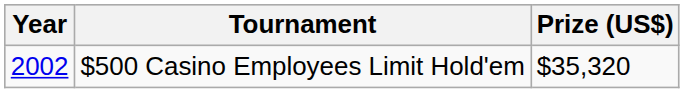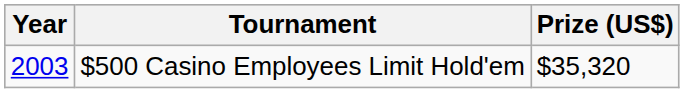(40, 66) 2002 -> (40, 66) 2003
